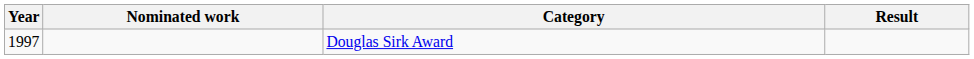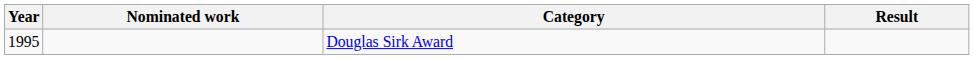(24, 41) 1997 -> (24, 41) 1995
